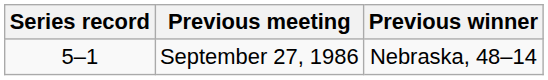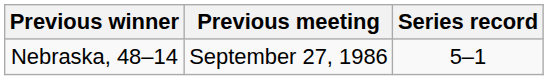columns swapped: (80, 21) <-> (453, 21)
